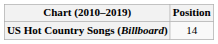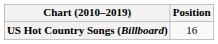(192, 30) 14 -> (192, 30) 16
